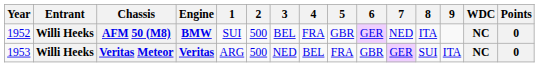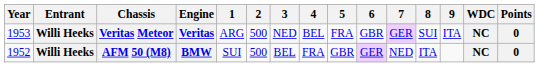rows swapped: (136, 33) <-> (136, 52)
